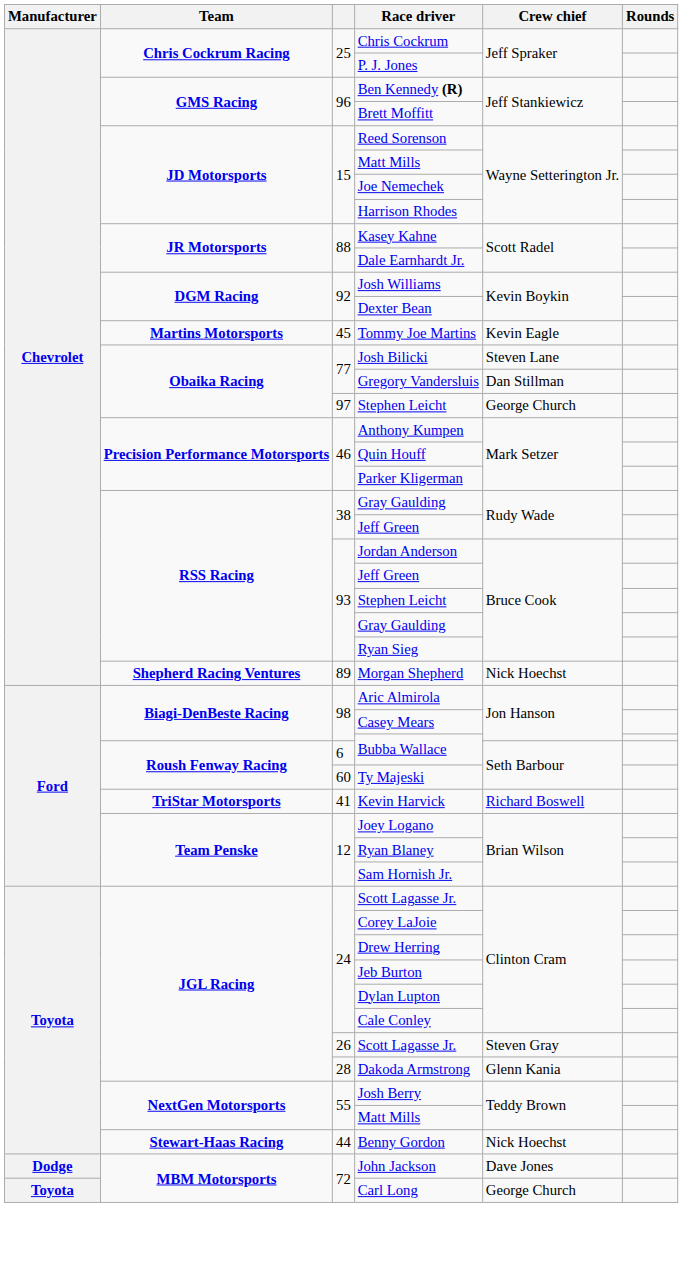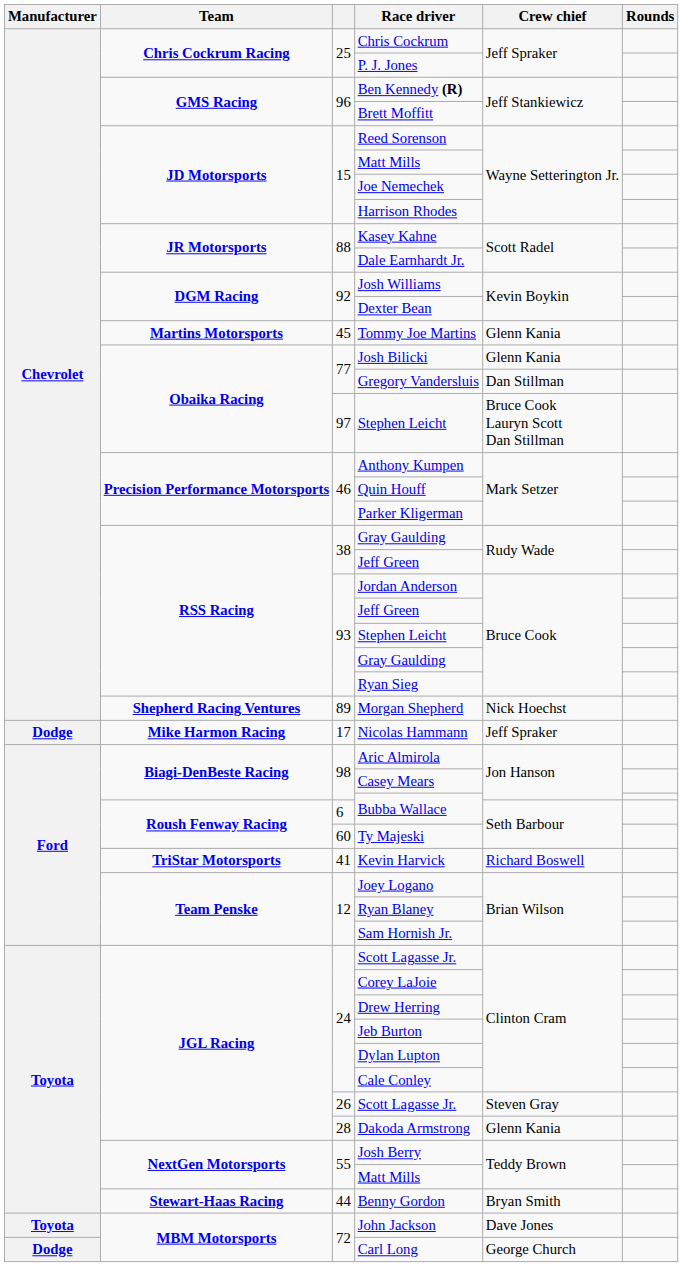(522, 332) Kevin Eagle -> (523, 332) Glenn Kania
(522, 357) Steven Lane -> (523, 357) Glenn Kania
(531, 405) George Church -> (525, 423) Bruce Cook Lauryn Scott Dan Stillman
+ row: (343, 732)
(526, 1141) Nick Hoechst -> (523, 1201) Bryan Smith
(52, 1166) Dodge -> (52, 1225) Toyota
(52, 1190) Toyota -> (52, 1249) Dodge
